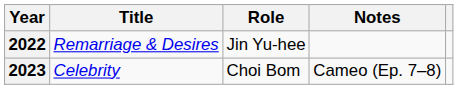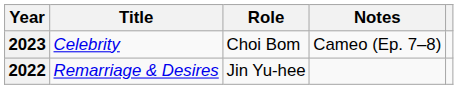rows swapped: (27, 44) <-> (27, 71)
